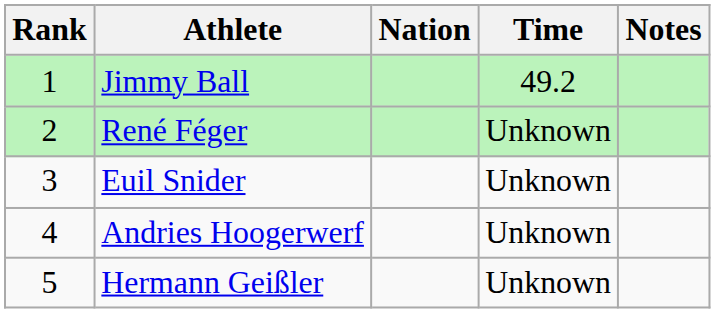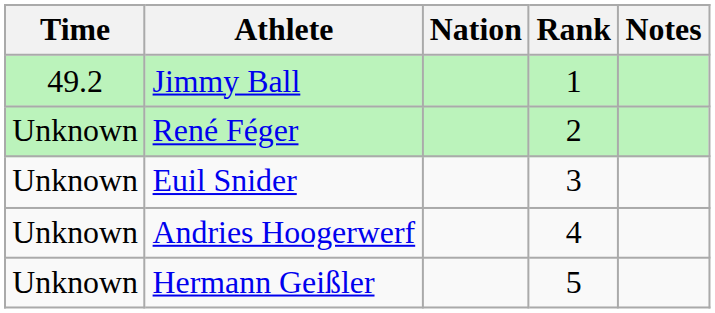columns swapped: (50, 29) <-> (548, 29)
